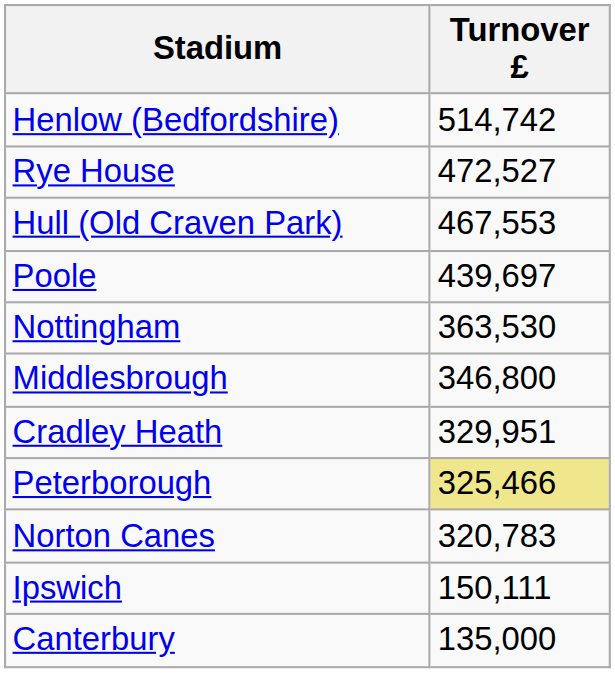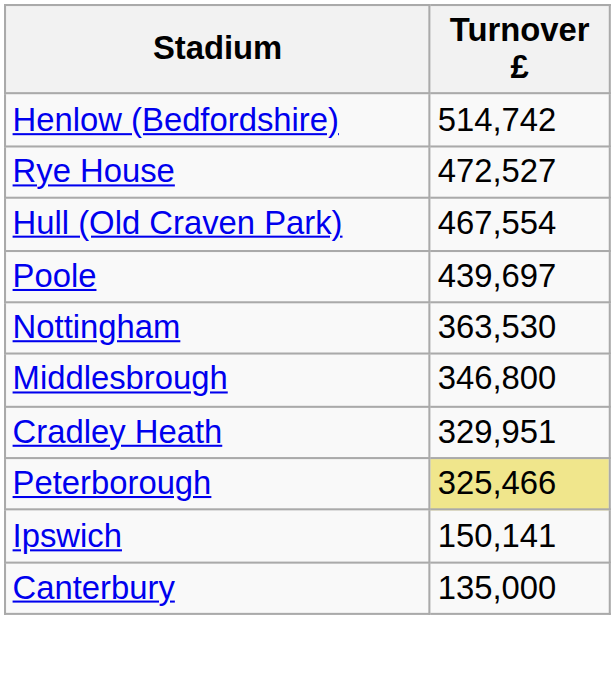(497, 223) 467,553 -> (497, 223) 467,554
- row: (114, 535)
(495, 587) 150,111 -> (497, 535) 150,141
